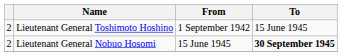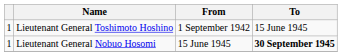(9, 28) 2 -> (9, 28) 1
(9, 43) 2 -> (9, 43) 1
